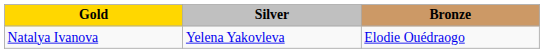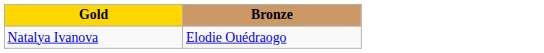- column: (272, 15)
